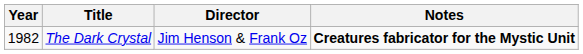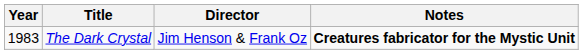(23, 37) 1982 -> (23, 37) 1983
